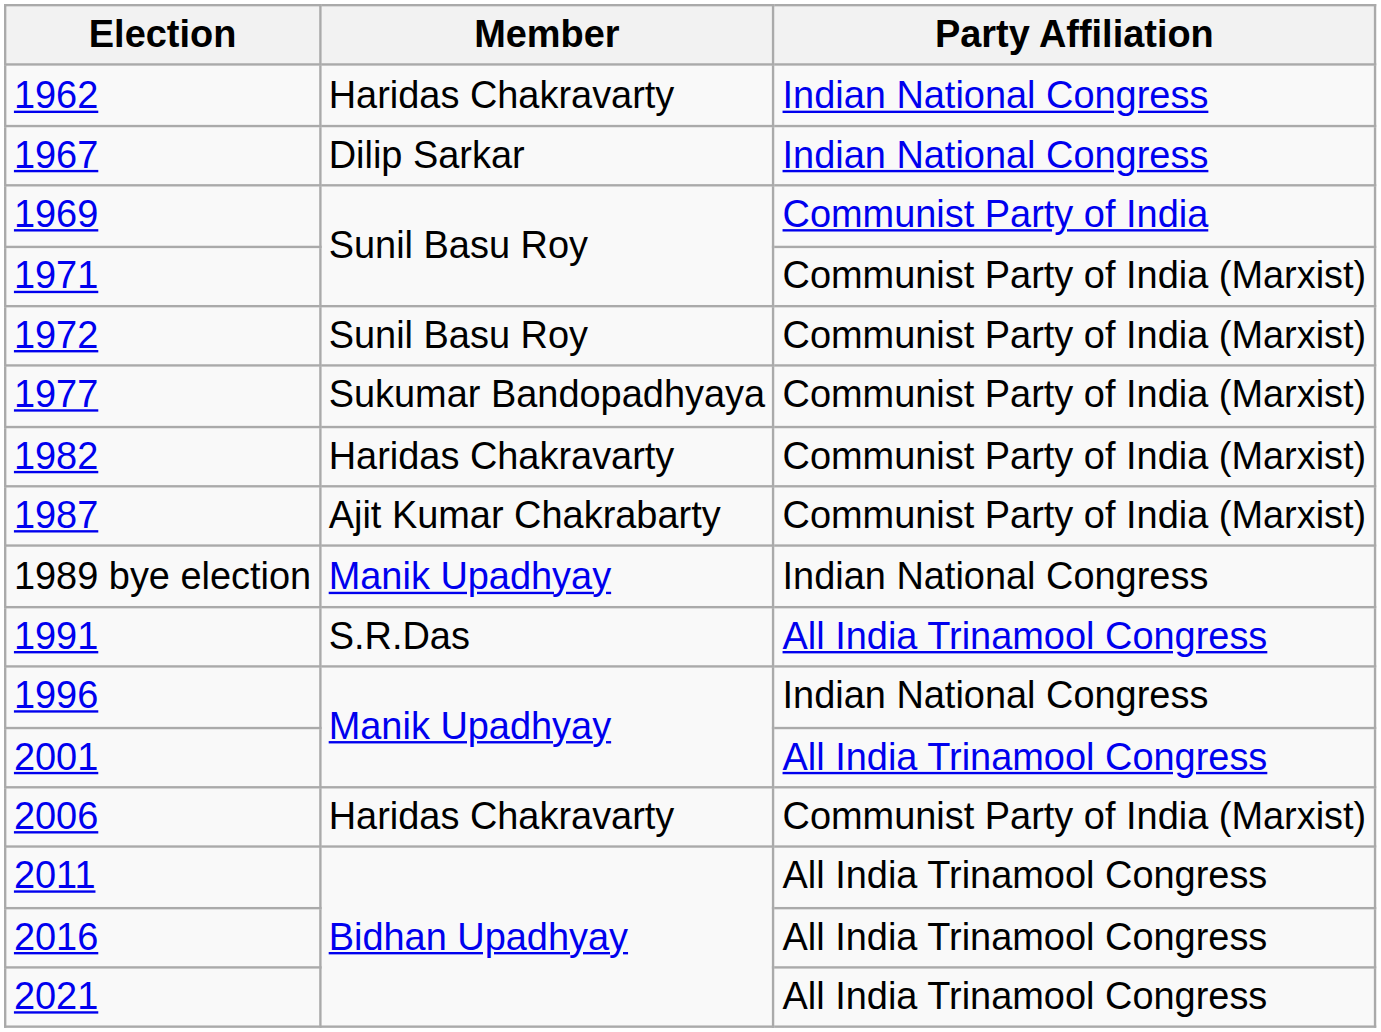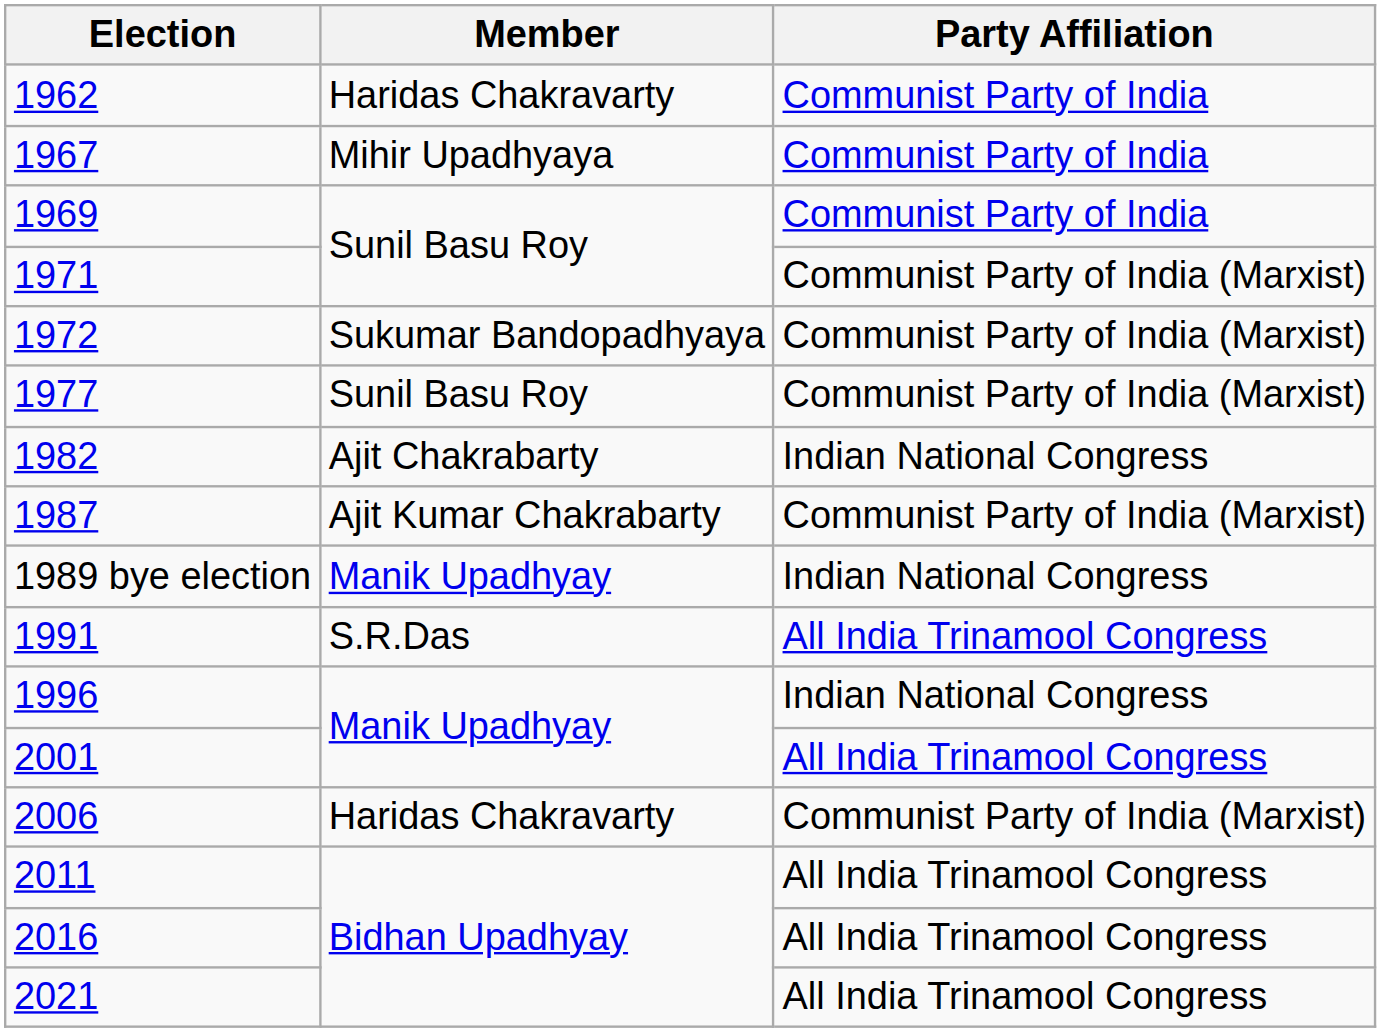(995, 94) Indian National Congress -> (995, 94) Communist Party of India
(427, 154) Dilip Sarkar -> (471, 154) Mihir Upadhyaya
(995, 154) Indian National Congress -> (995, 154) Communist Party of India
(458, 335) Sunil Basu Roy -> (547, 335) Sukumar Bandopadhyaya
(547, 395) Sukumar Bandopadhyaya -> (458, 395) Sunil Basu Roy
(501, 455) Haridas Chakravarty -> (464, 455) Ajit Chakrabarty
(1074, 455) Communist Party of India (Marxist) -> (995, 455) Indian National Congress
